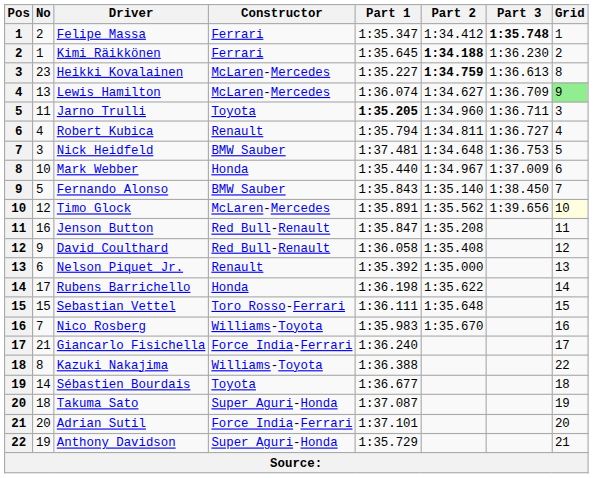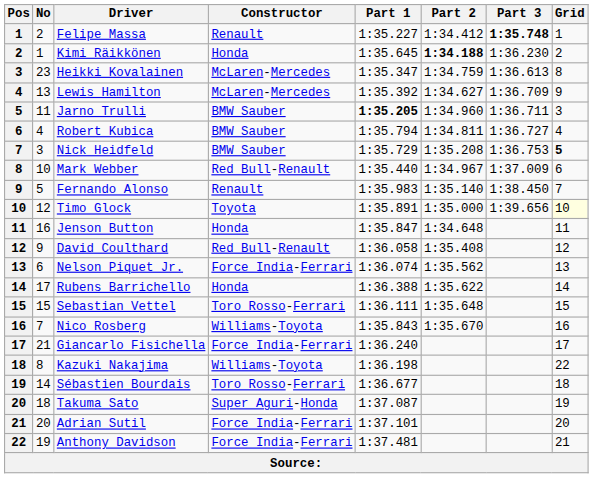(237, 34) Ferrari -> (237, 34) Renault
(388, 34) 1:35.347 -> (388, 34) 1:35.227
(237, 53) Ferrari -> (230, 53) Honda
(388, 73) 1:35.227 -> (388, 73) 1:35.347
(454, 73) bold -> (454, 73) normal
(388, 92) 1:36.074 -> (388, 92) 1:35.392
(559, 92) lightgreen background -> (559, 92) no background
(234, 112) Toyota -> (249, 112) BMW Sauber
(237, 131) Renault -> (249, 131) BMW Sauber
(388, 151) 1:37.481 -> (388, 151) 1:35.729
(454, 151) 1:34.648 -> (454, 151) 1:35.208
(559, 151) normal -> (559, 151) bold
(230, 170) Honda -> (271, 170) Red Bull-Renault
(249, 190) BMW Sauber -> (237, 190) Renault
(388, 190) 1:35.843 -> (388, 190) 1:35.983
(271, 209) McLaren-Mercedes -> (234, 209) Toyota
(454, 209) 1:35.562 -> (454, 209) 1:35.000
(271, 229) Red Bull-Renault -> (230, 229) Honda
(454, 229) 1:35.208 -> (454, 229) 1:34.648
(237, 268) Renault -> (282, 268) Force India-Ferrari
(388, 268) 1:35.392 -> (388, 268) 1:36.074
(454, 268) 1:35.000 -> (454, 268) 1:35.562
(388, 287) 1:36.198 -> (388, 287) 1:36.388
(388, 326) 1:35.983 -> (388, 326) 1:35.843
(388, 365) 1:36.388 -> (388, 365) 1:36.198
(234, 385) Toyota -> (278, 385) Toro Rosso-Ferrari
(275, 443) Super Aguri-Honda -> (282, 443) Force India-Ferrari
(388, 443) 1:35.729 -> (388, 443) 1:37.481
